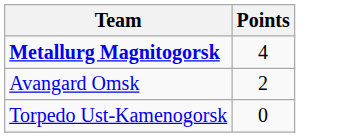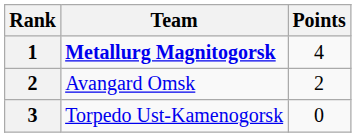+ column: (33, 20)
